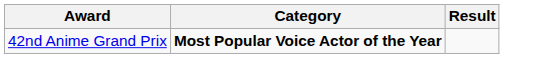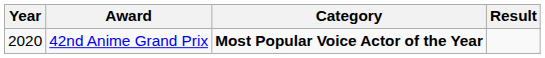+ column: (25, 16)
